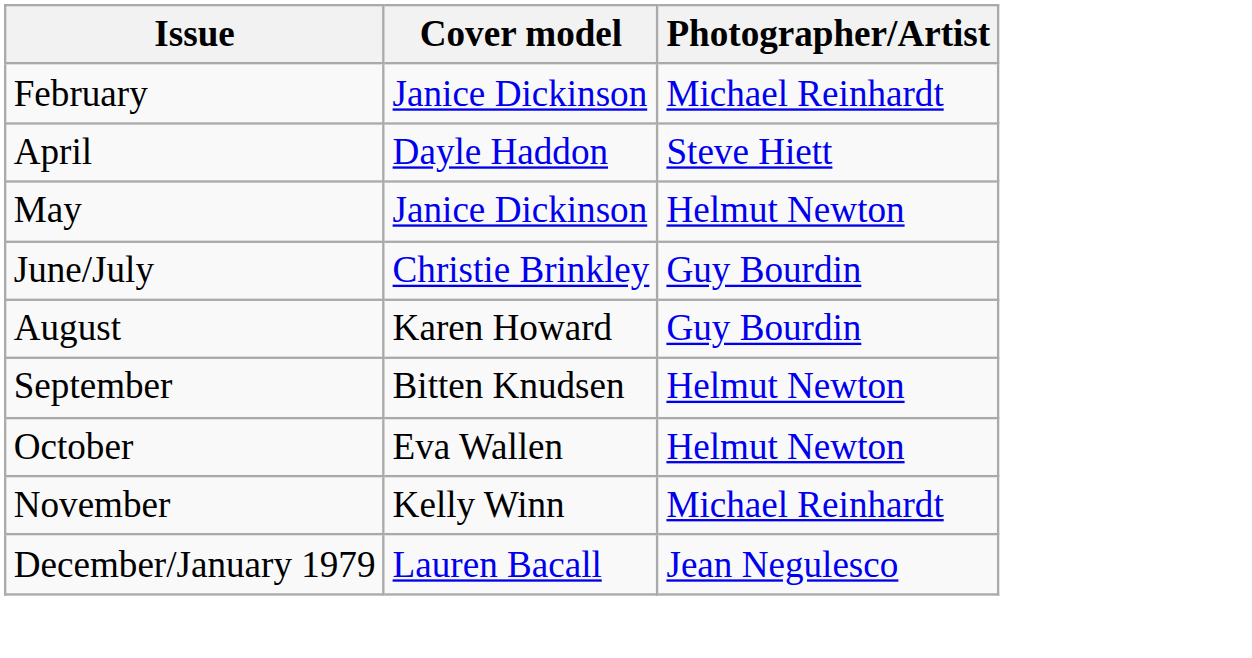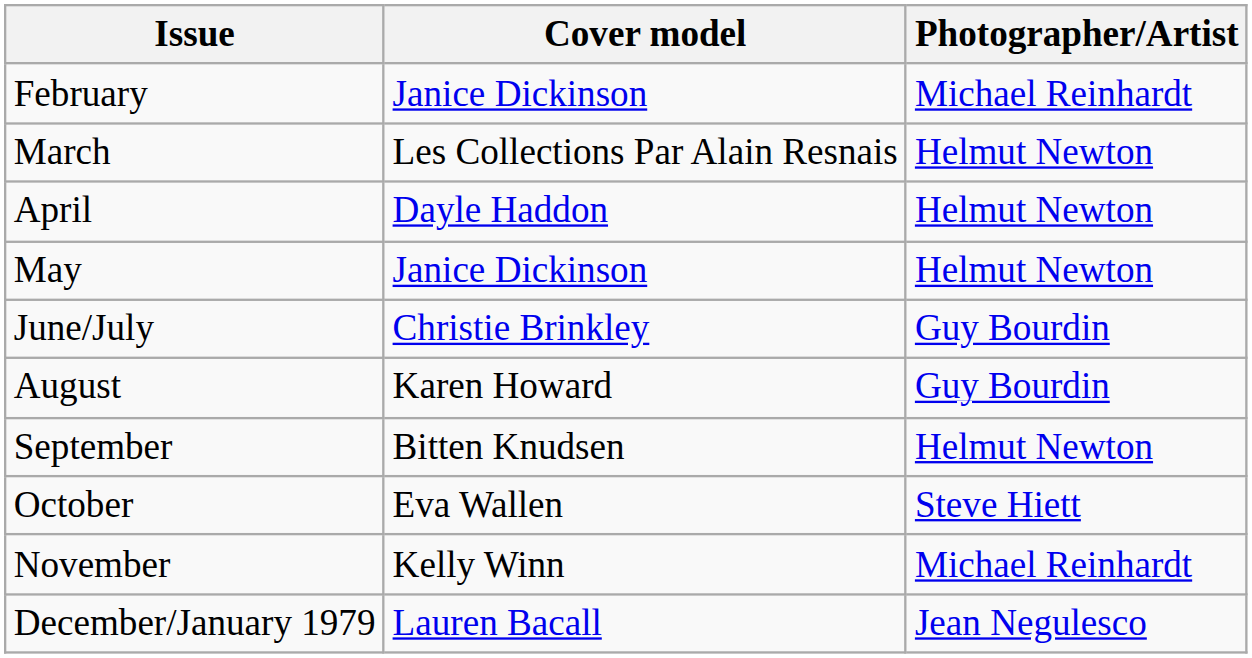+ row: (62, 151)
(749, 151) Steve Hiett -> (1034, 210) Helmut Newton
(786, 446) Helmut Newton -> (998, 504) Steve Hiett
